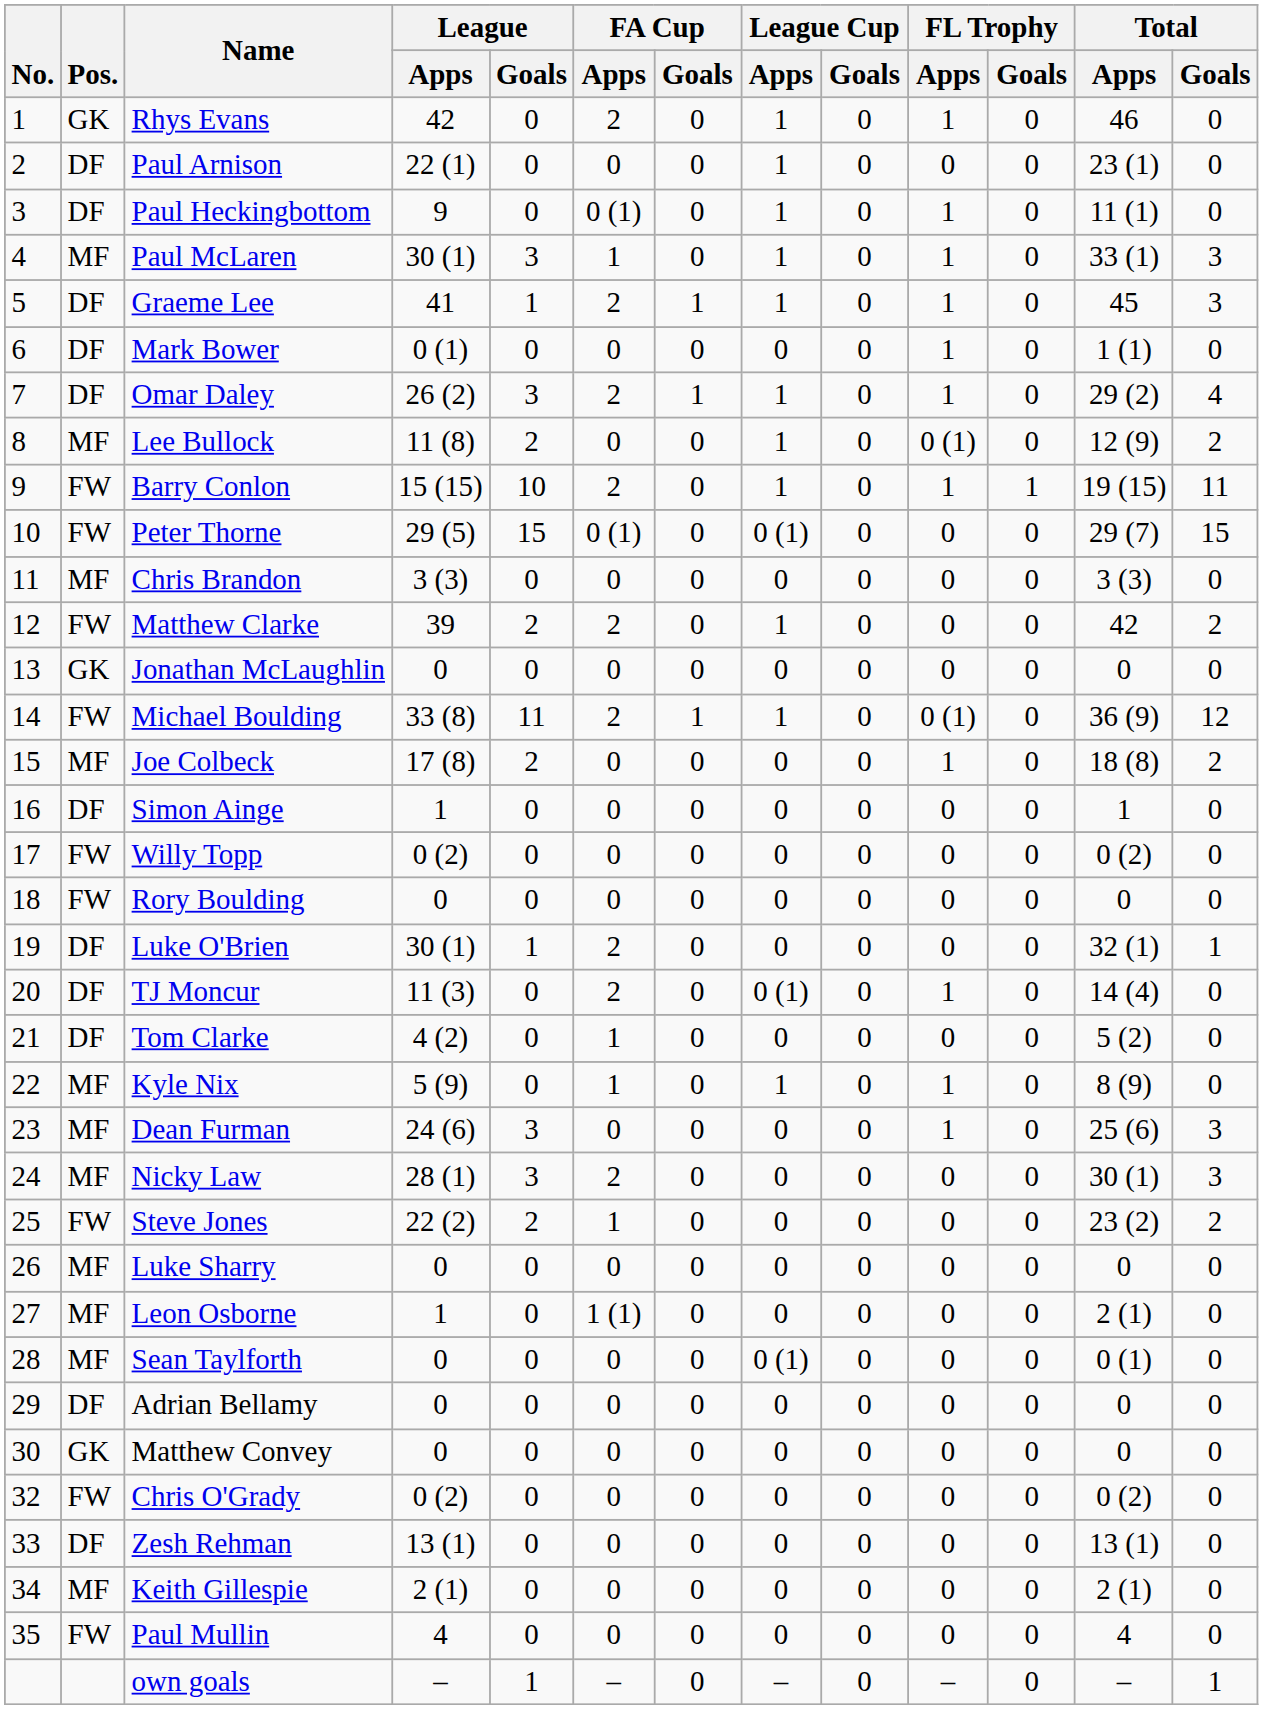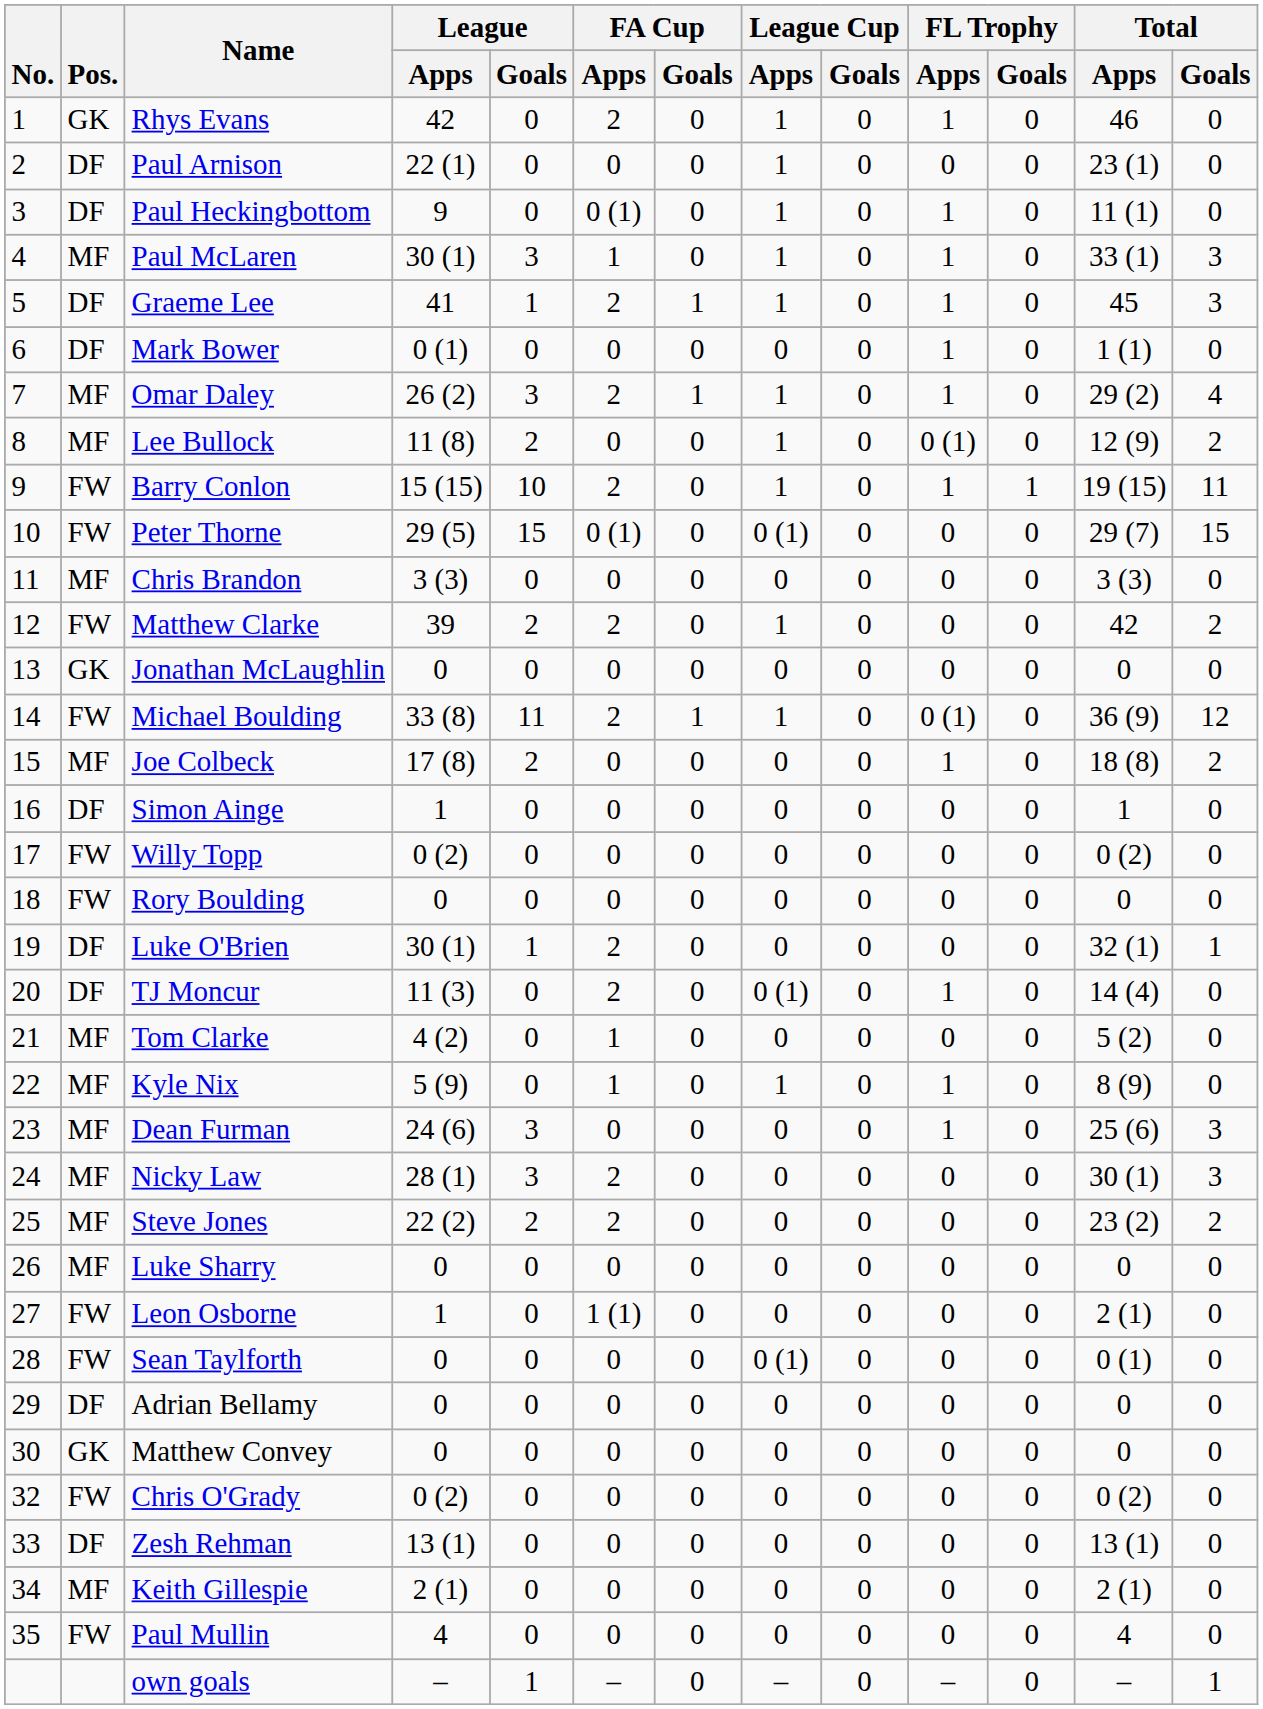(86, 394) DF -> (89, 394) MF
(86, 1037) DF -> (89, 1037) MF
(89, 1221) FW -> (89, 1221) MF
(614, 1221) 1 -> (614, 1221) 2
(89, 1313) MF -> (89, 1313) FW
(89, 1359) MF -> (89, 1359) FW
